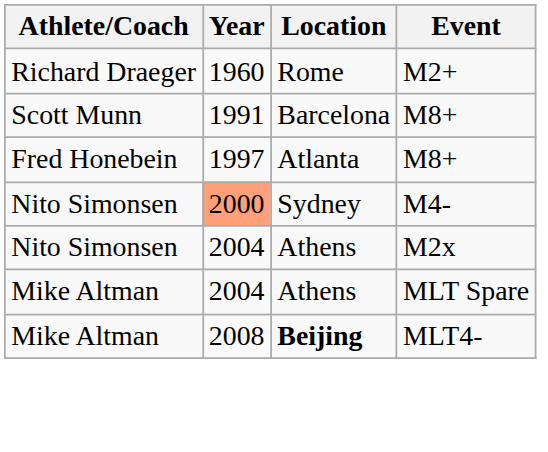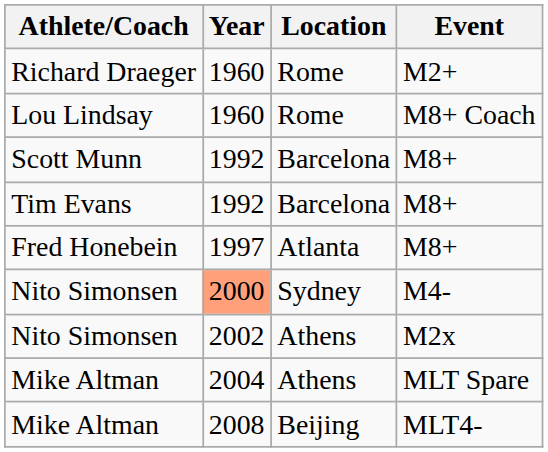+ row: (82, 114)
(237, 114) 1991 -> (237, 159) 1992
+ row: (71, 203)
(237, 247) 2004 -> (237, 335) 2002
(320, 335) bold -> (318, 423) normal
